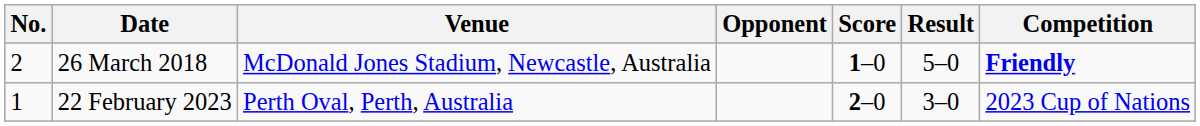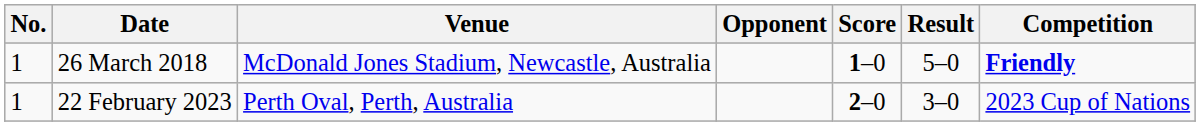(17, 62) 2 -> (17, 62) 1
